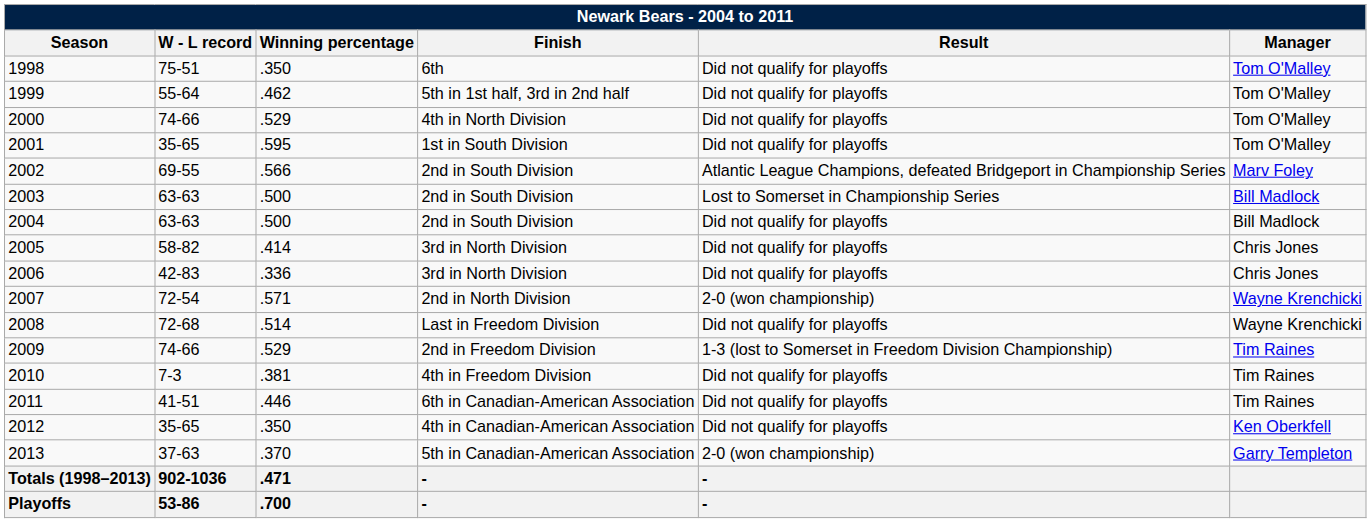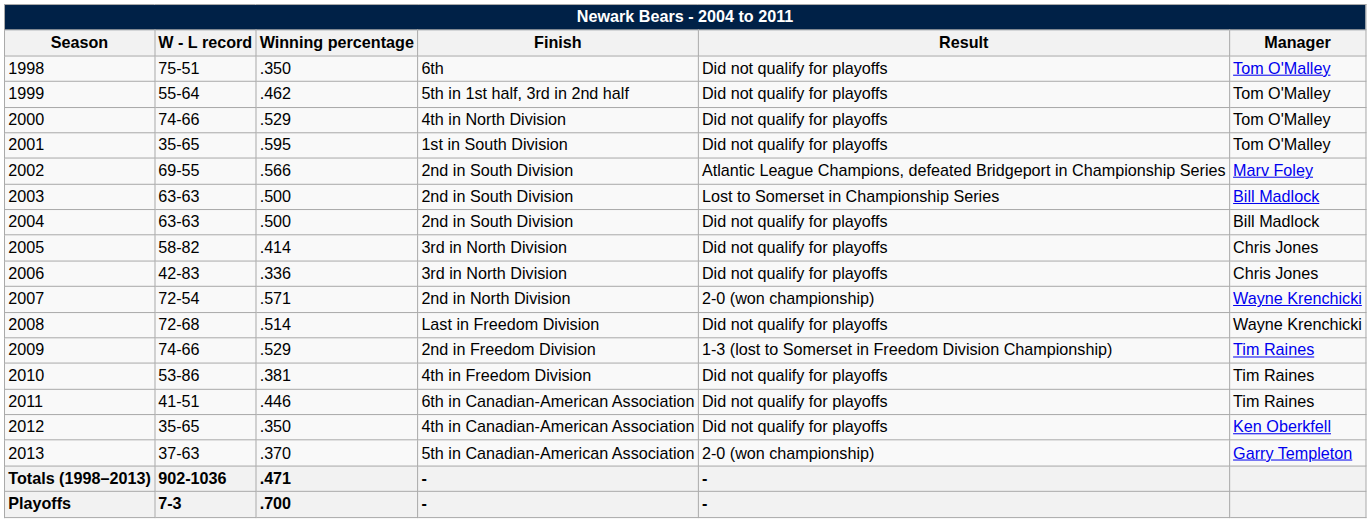(170, 376) 7-3 -> (179, 376) 53-86
(179, 504) 53-86 -> (170, 504) 7-3
